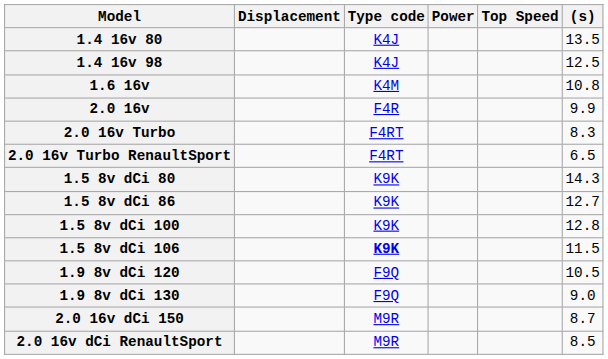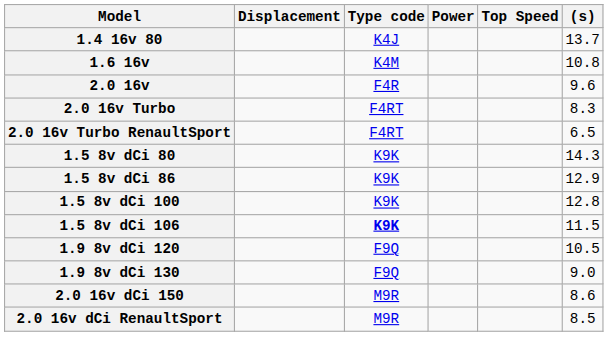(583, 40) 13.5 -> (583, 40) 13.7
- row: (120, 63)
(583, 109) 9.9 -> (583, 86) 9.6
(583, 203) 12.7 -> (583, 179) 12.9
(583, 319) 8.7 -> (583, 296) 8.6
